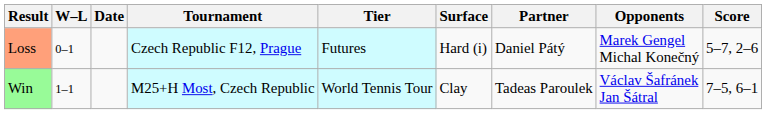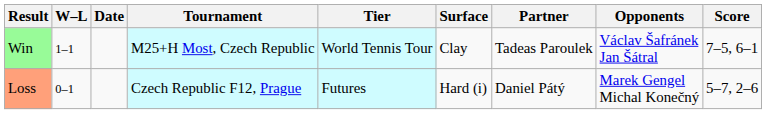rows swapped: (22, 48) <-> (20, 88)
